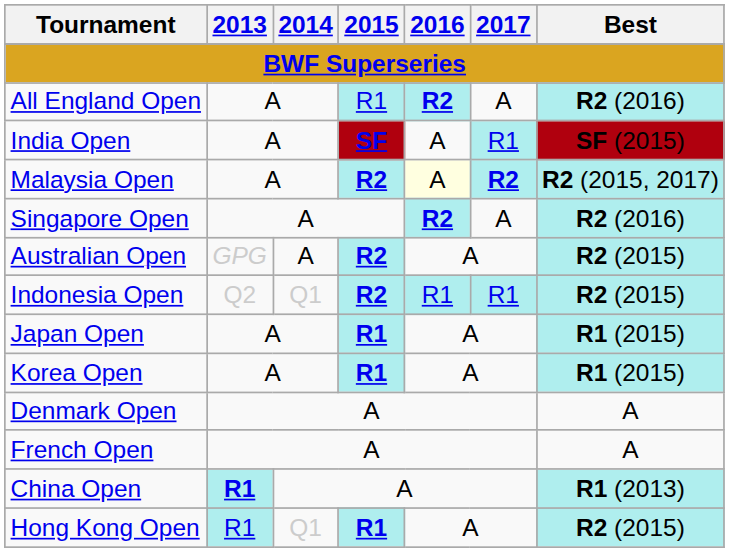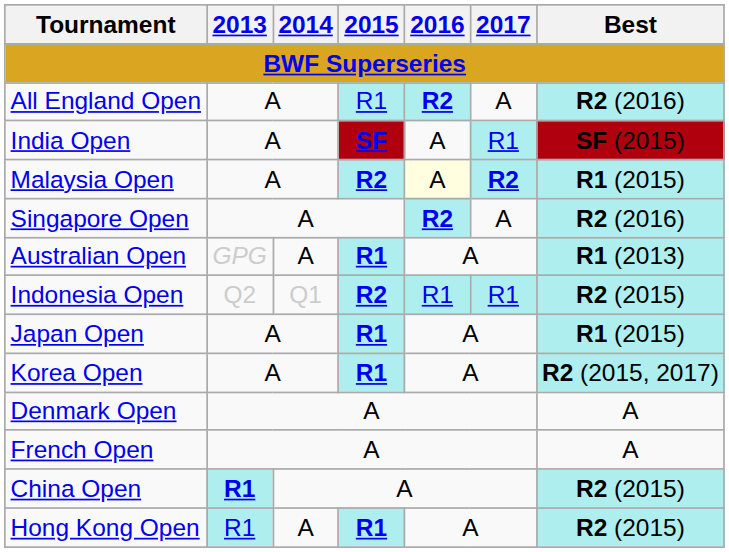(630, 179) R2 (2015, 2017) -> (630, 179) R1 (2015)
(371, 257) R2 -> (371, 257) R1
(630, 257) R2 (2015) -> (630, 257) R1 (2013)
(630, 373) R1 (2015) -> (630, 373) R2 (2015, 2017)
(630, 489) R1 (2013) -> (630, 489) R2 (2015)
(306, 527) Q1 -> (306, 527) A
